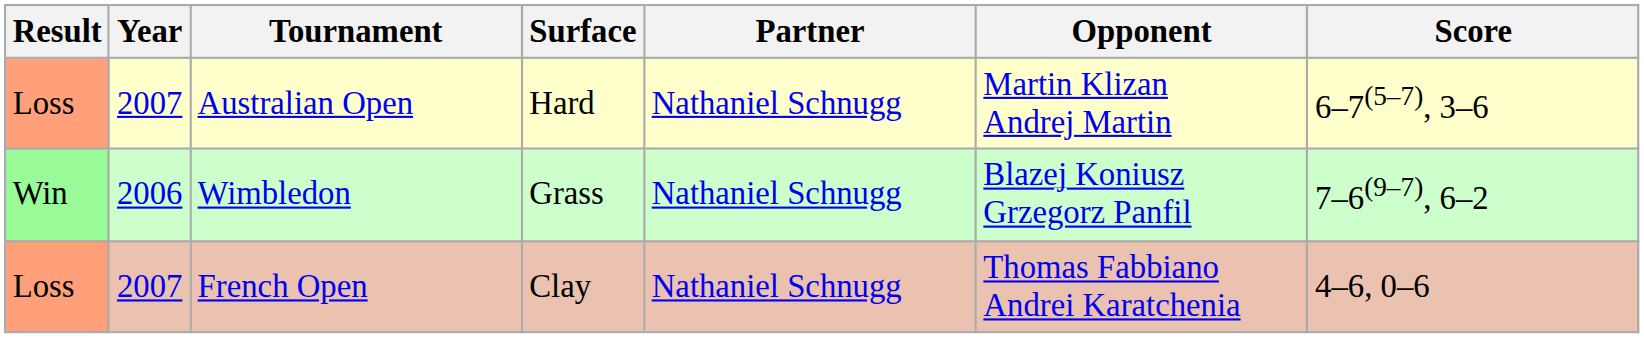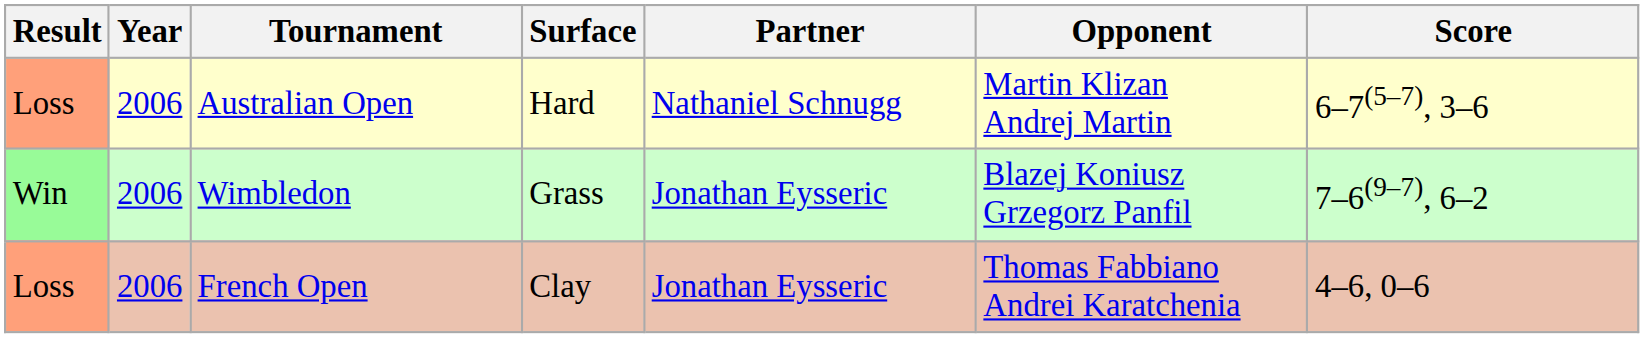(150, 102) 2007 -> (150, 102) 2006
(777, 193) Nathaniel Schnugg -> (769, 193) Jonathan Eysseric
(150, 284) 2007 -> (150, 284) 2006
(777, 284) Nathaniel Schnugg -> (769, 284) Jonathan Eysseric
